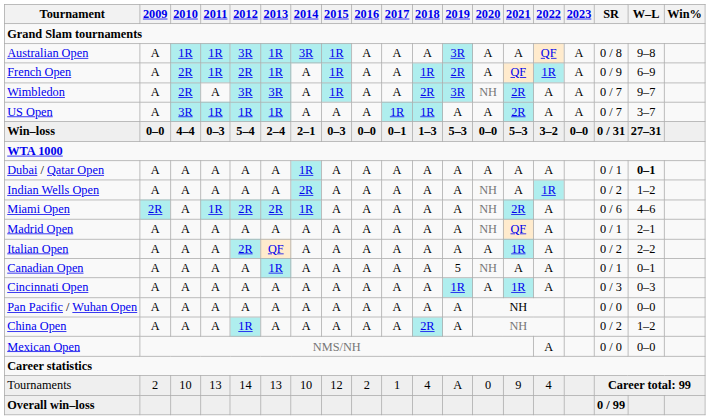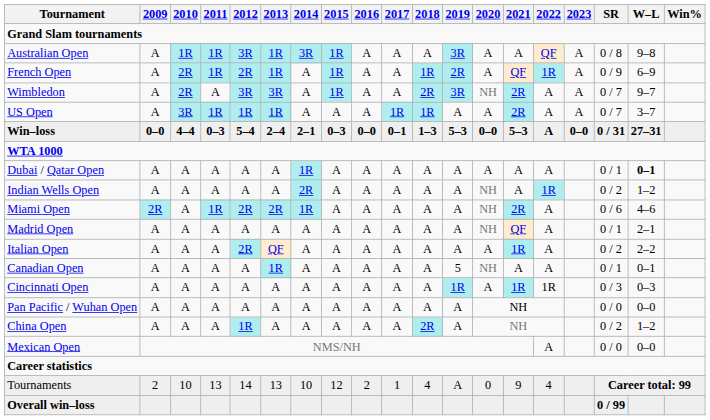(549, 131) 3–2 -> (549, 131) A
(549, 287) A -> (549, 287) 1R
